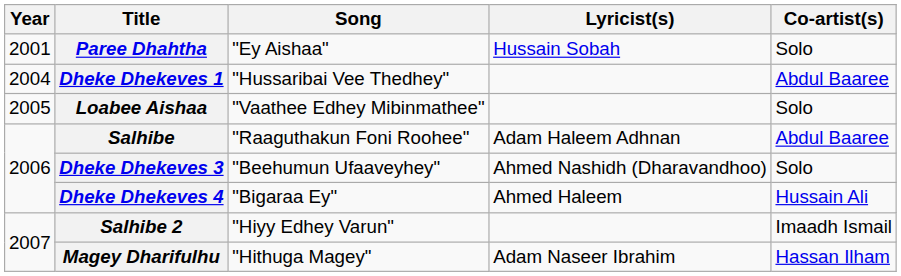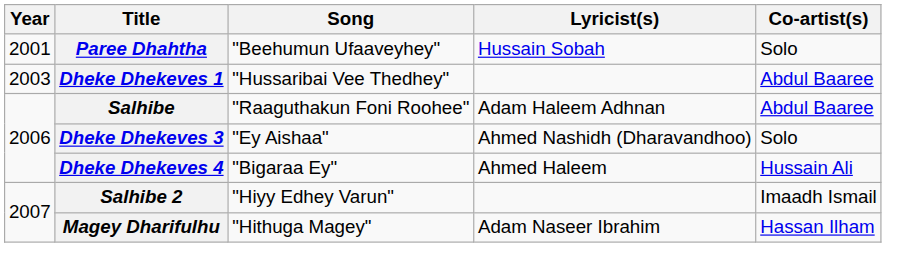(280, 49) "Ey Aishaa" -> (336, 49) "Beehumun Ufaaveyhey"
(30, 78) 2004 -> (30, 78) 2003
- row: (141, 108)
(336, 167) "Beehumun Ufaaveyhey" -> (280, 138) "Ey Aishaa"
